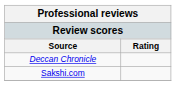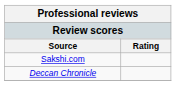rows swapped: (63, 60) <-> (63, 74)
